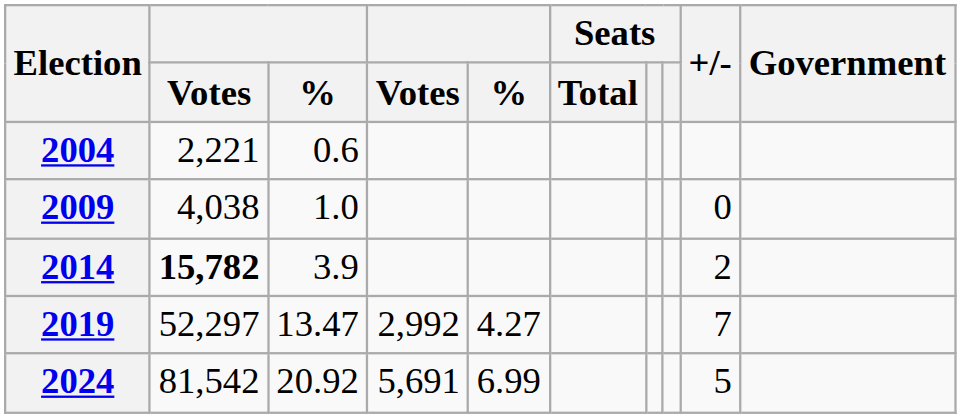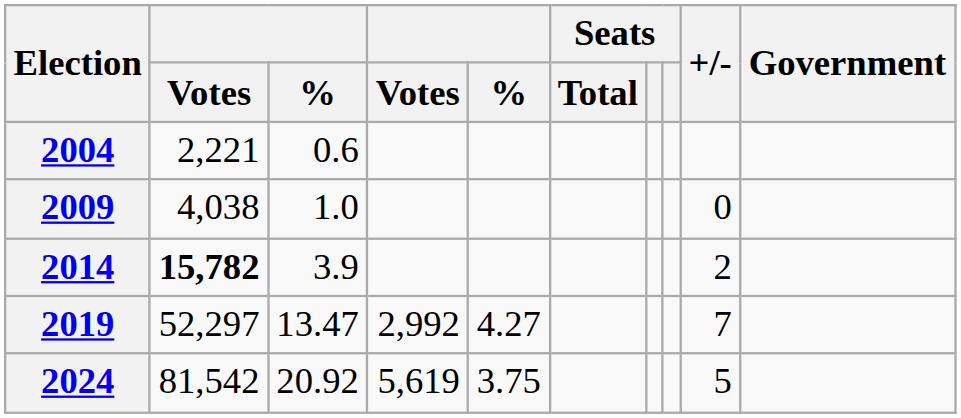(419, 382) 5,691 -> (419, 382) 5,619
(509, 382) 6.99 -> (509, 382) 3.75
